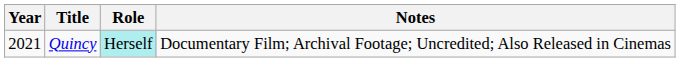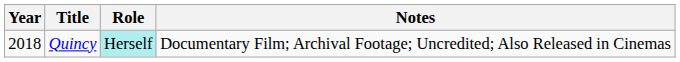(25, 43) 2021 -> (25, 43) 2018
